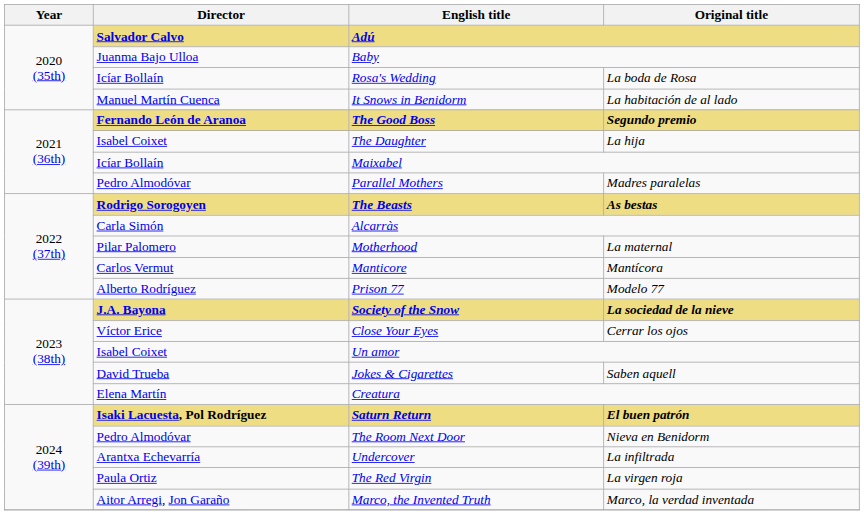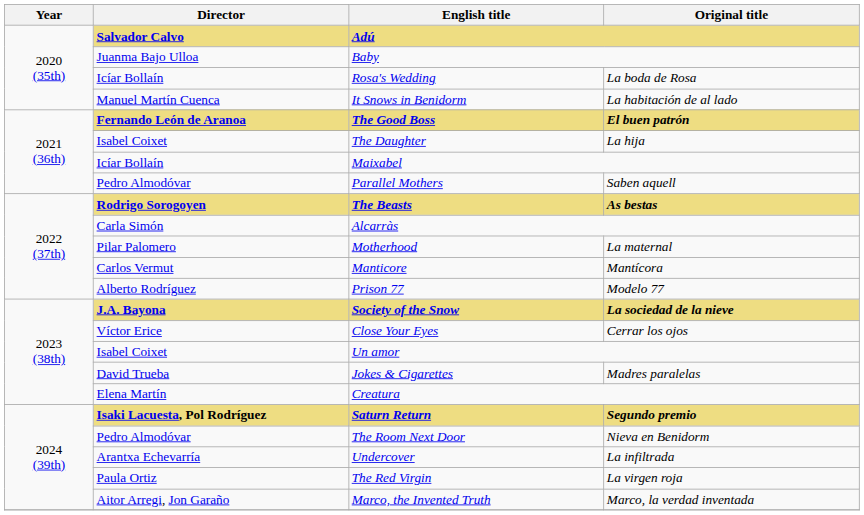(652, 120) Segundo premio -> (648, 120) El buen patrón
(654, 183) Madres paralelas -> (641, 183) Saben aquell
(641, 373) Saben aquell -> (654, 373) Madres paralelas
(648, 415) El buen patrón -> (652, 415) Segundo premio
